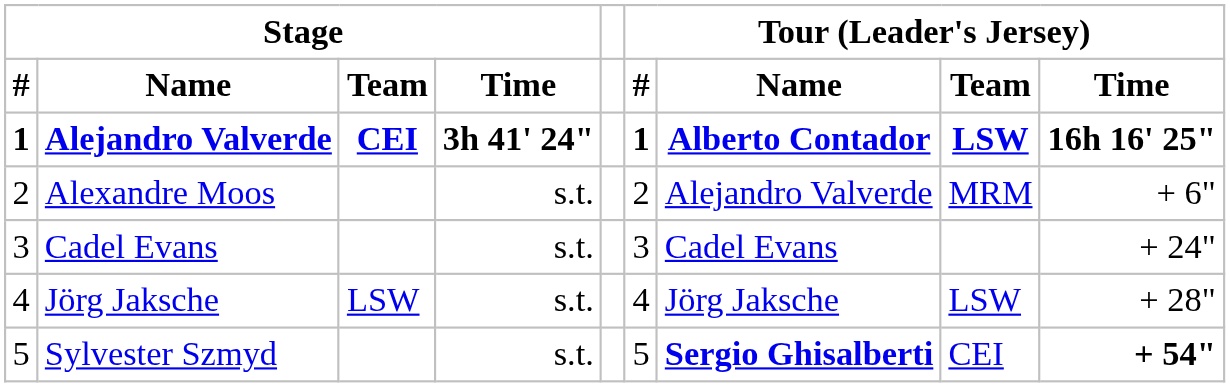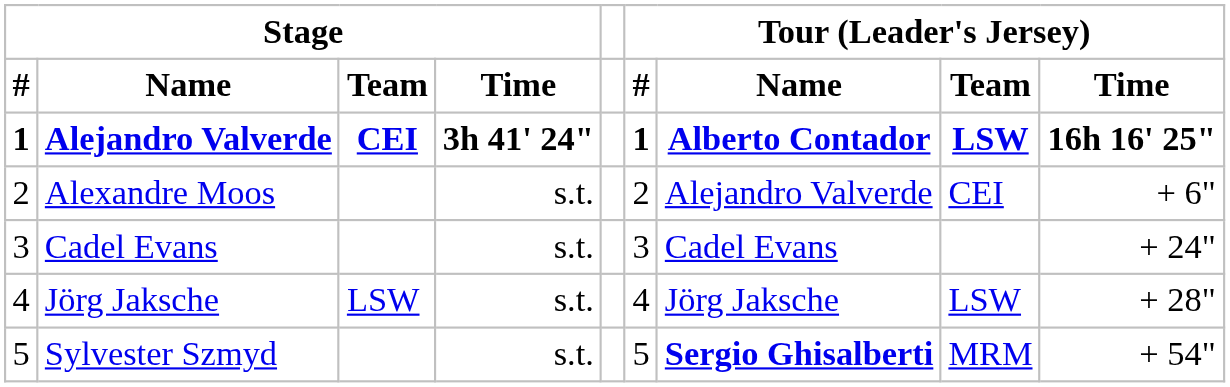(990, 192) MRM -> (976, 192) CEI
(976, 353) CEI -> (990, 353) MRM
(1175, 353) bold -> (1178, 353) normal
